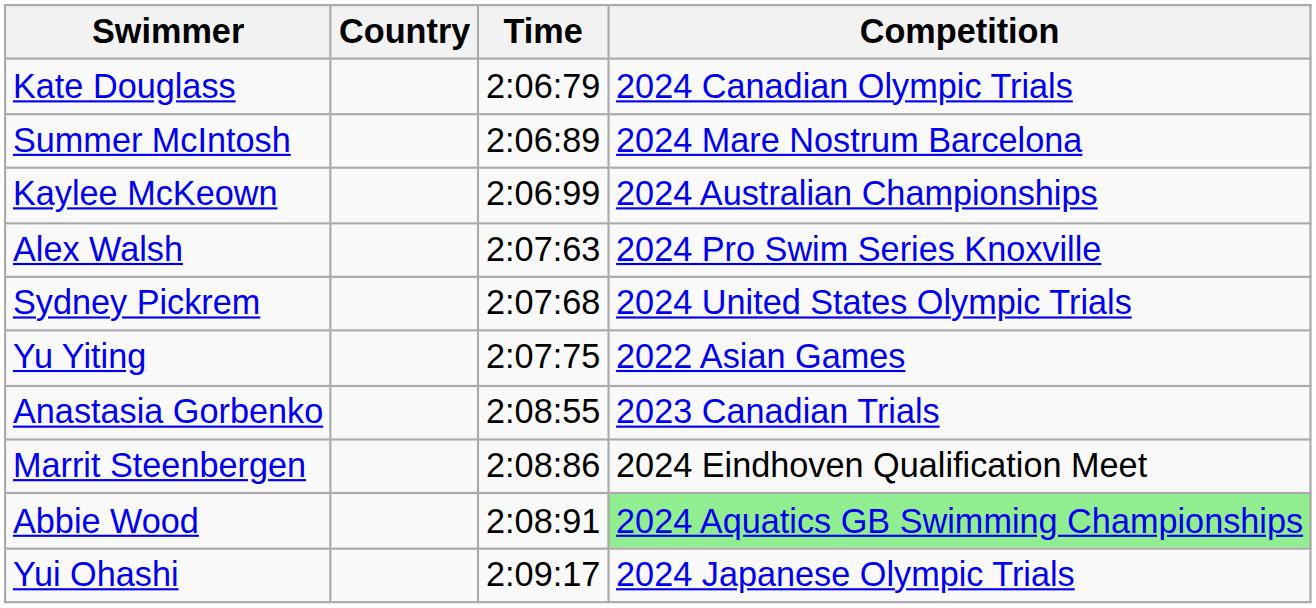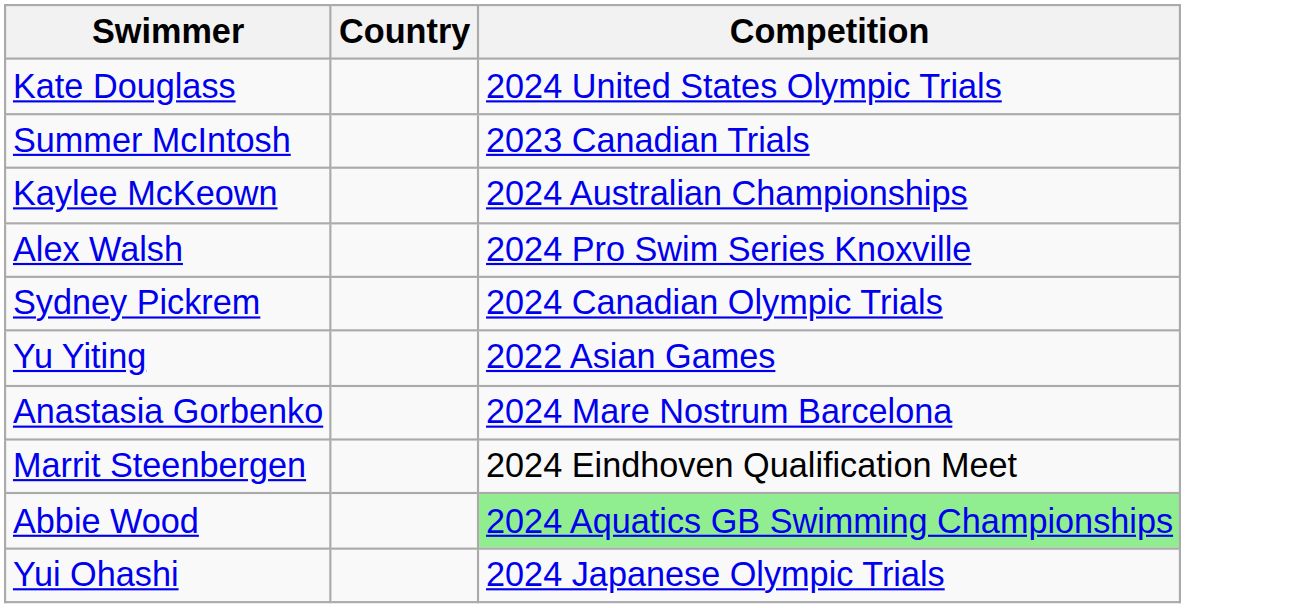- column: (543, 31)
(844, 85) 2024 Canadian Olympic Trials -> (744, 85) 2024 United States Olympic Trials
(849, 140) 2024 Mare Nostrum Barcelona -> (648, 140) 2023 Canadian Trials
(874, 303) 2024 United States Olympic Trials -> (714, 303) 2024 Canadian Olympic Trials
(778, 411) 2023 Canadian Trials -> (719, 411) 2024 Mare Nostrum Barcelona
